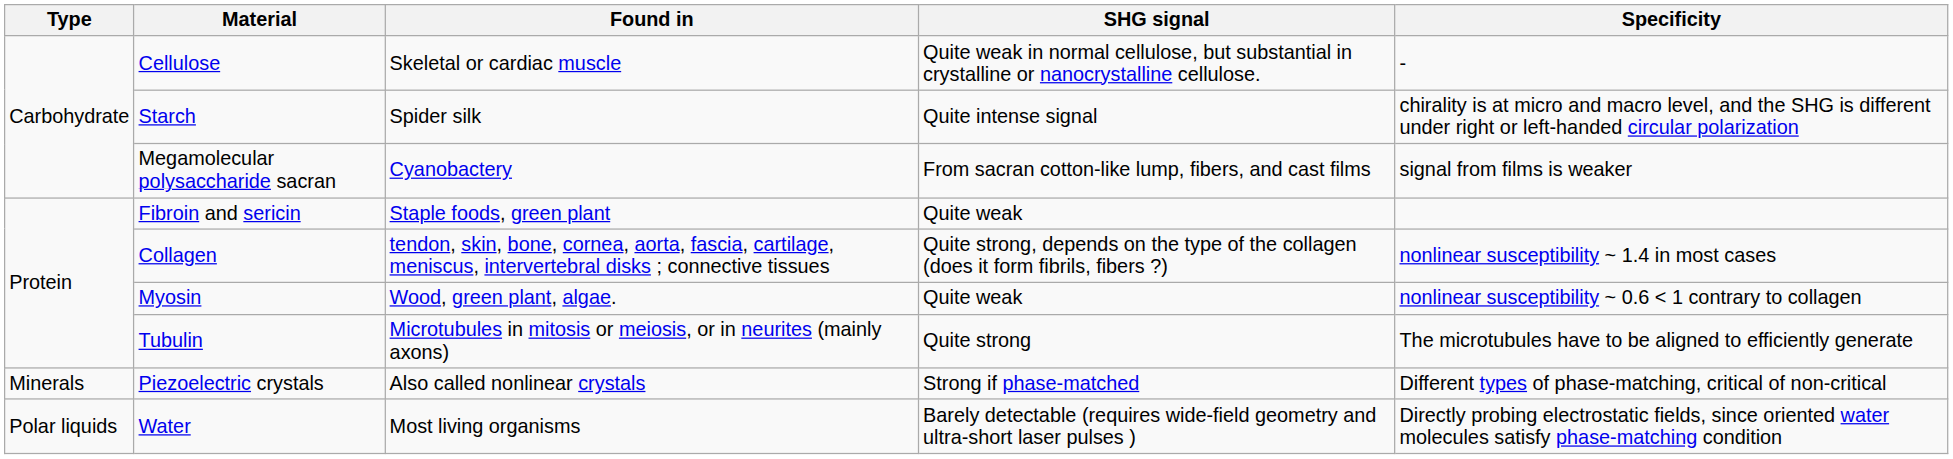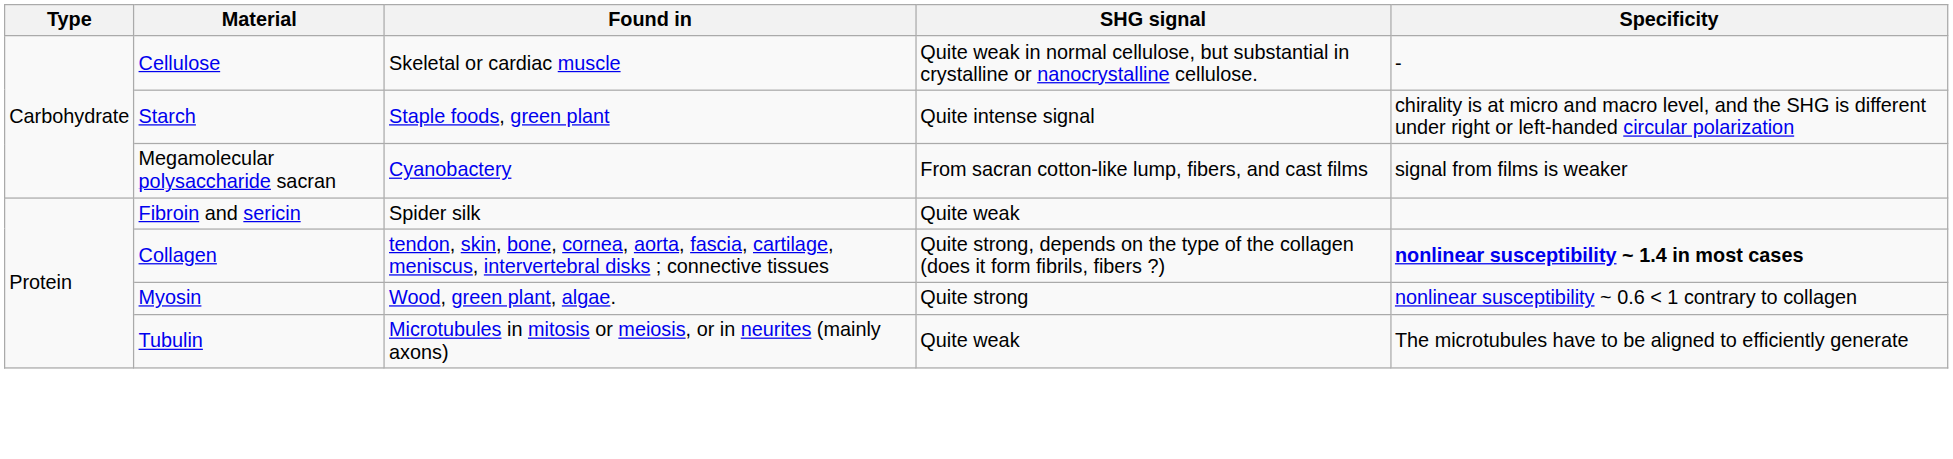(435, 116) Spider silk -> (499, 116) Staple foods, green plant
(500, 213) Staple foods, green plant -> (435, 213) Spider silk
(1588, 255) normal -> (1599, 255) bold
(973, 298) Quite weak -> (974, 298) Quite strong
(977, 340) Quite strong -> (970, 340) Quite weak
- row: (231, 383)
- row: (165, 426)
